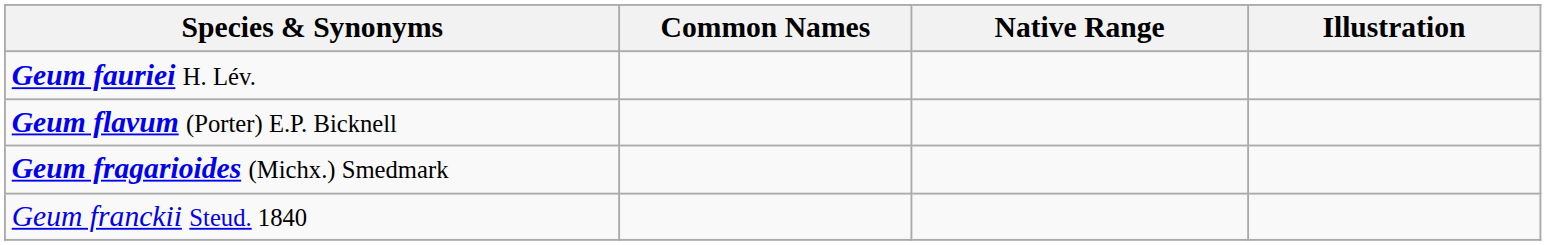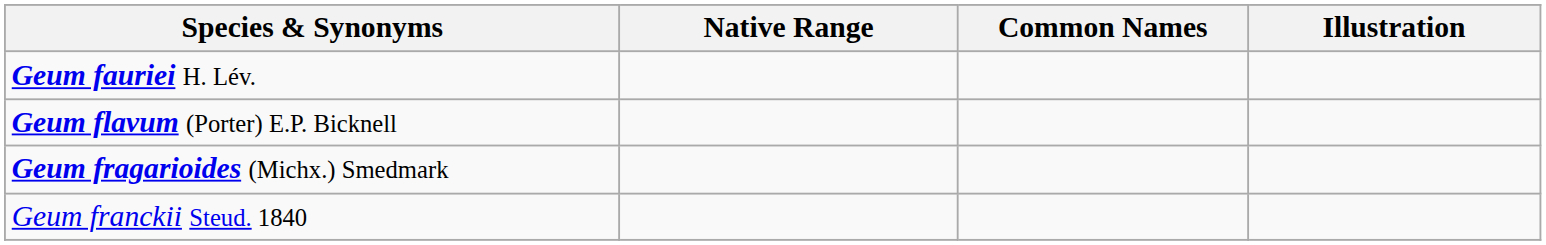columns swapped: (765, 27) <-> (1080, 27)
